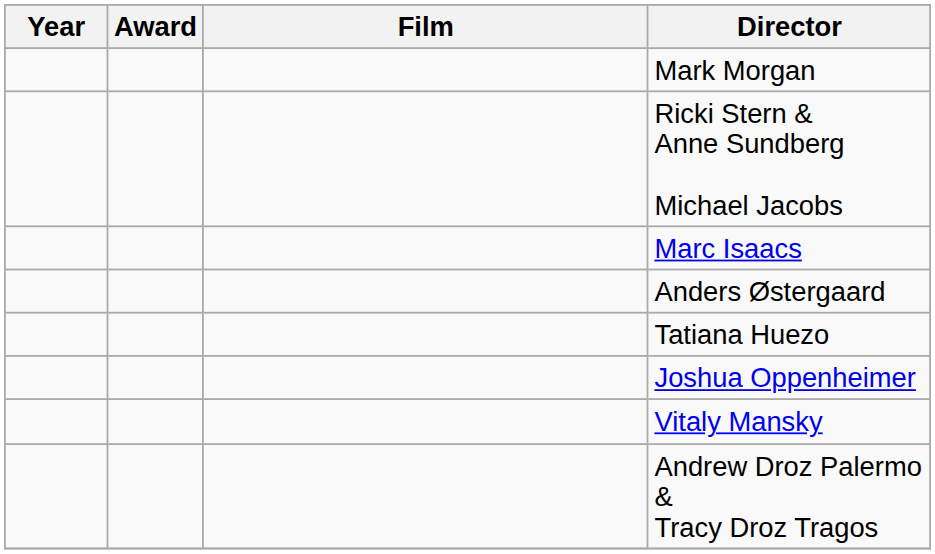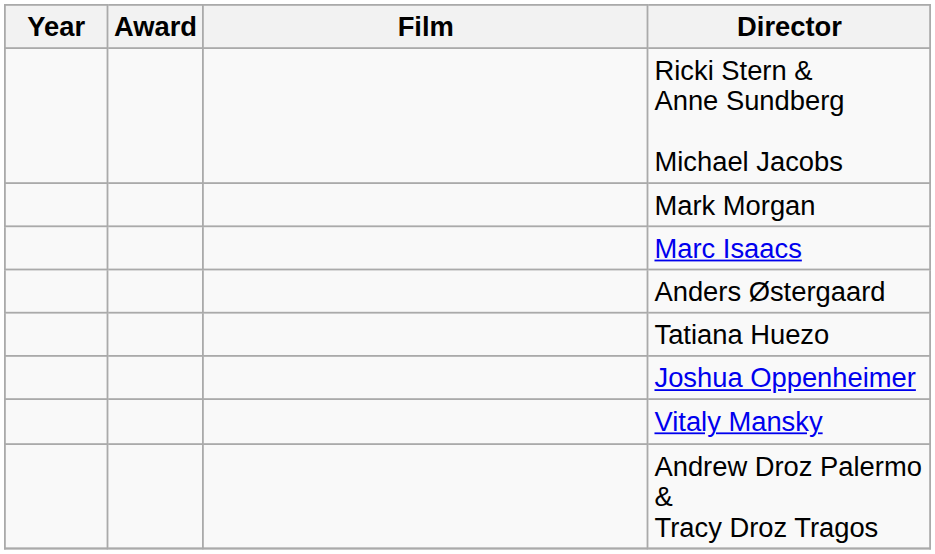rows swapped: (735, 70) <-> (749, 159)
